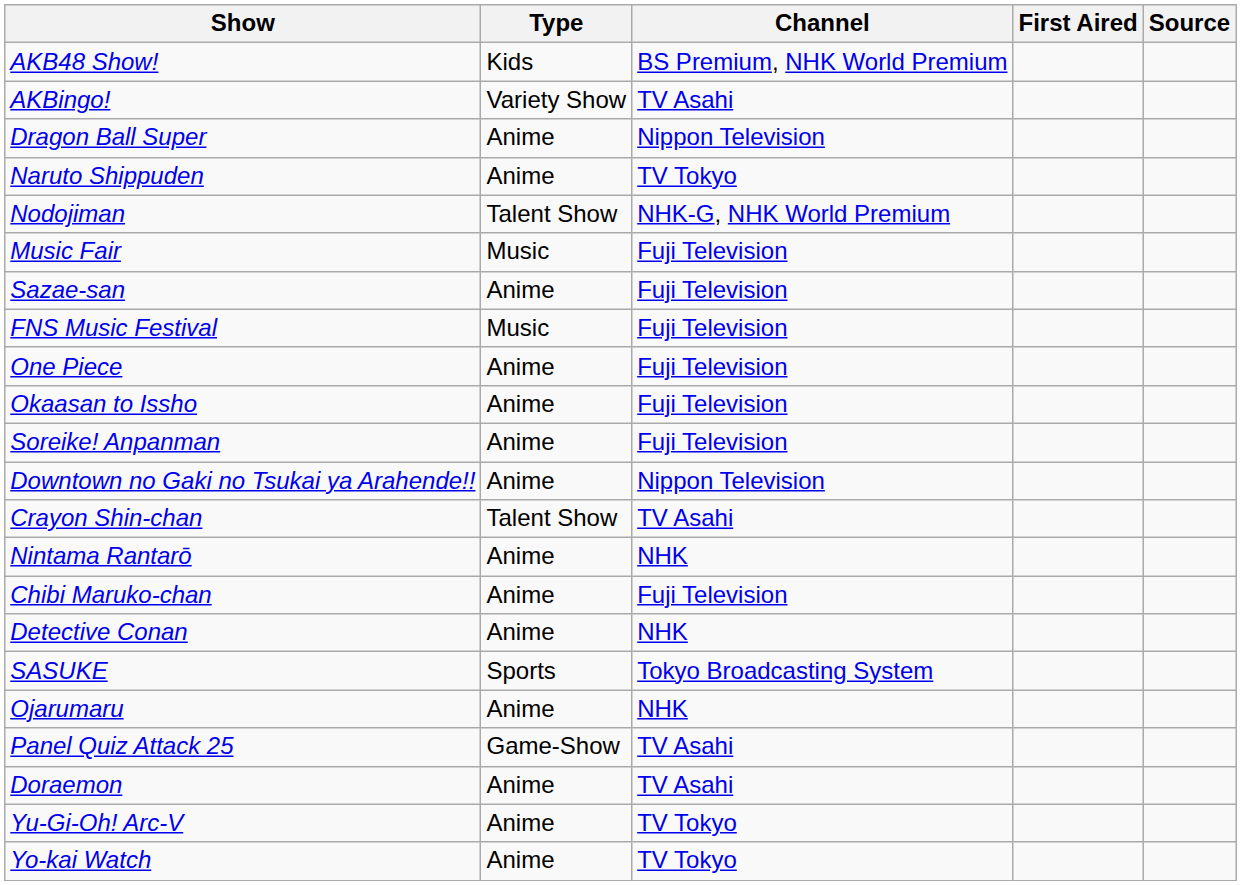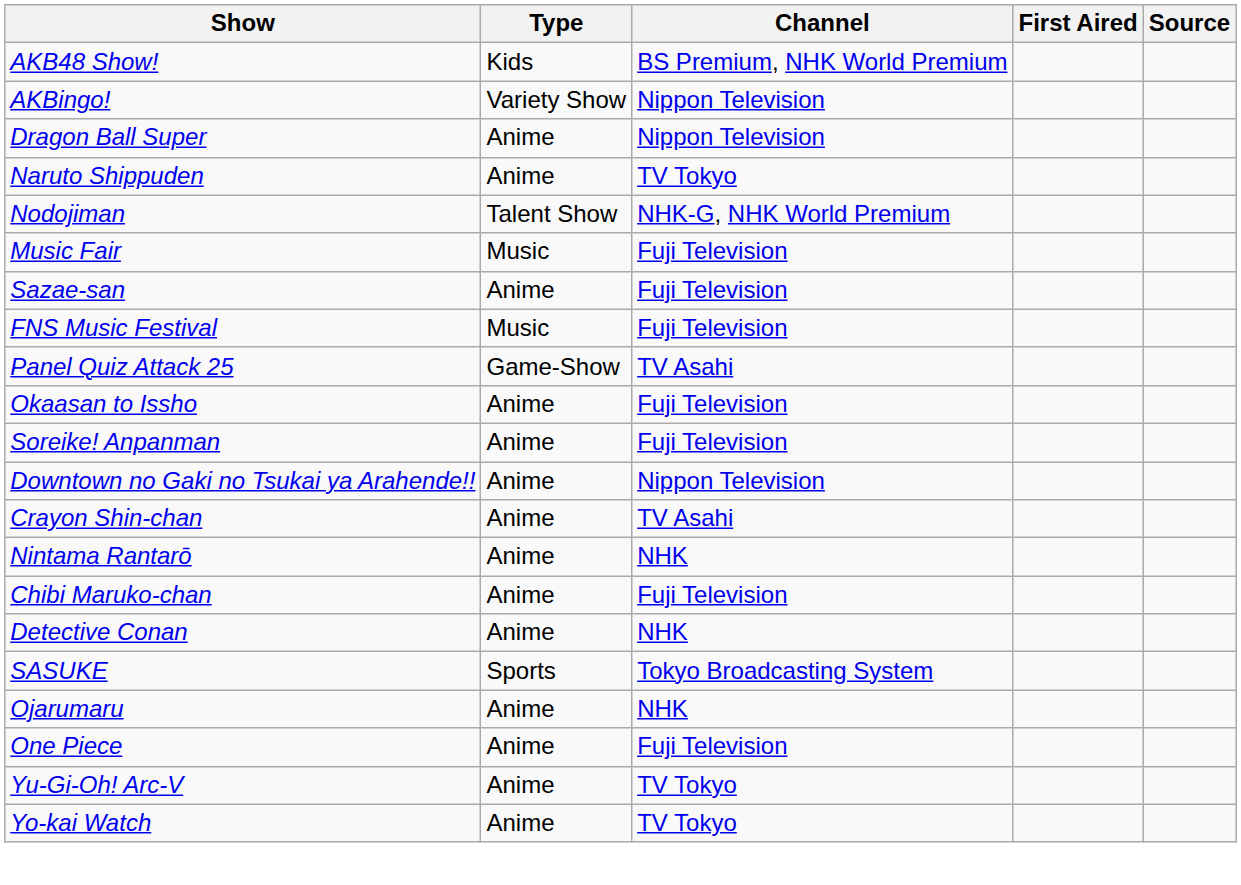(685, 99) TV Asahi -> (731, 99) Nippon Television
rows swapped: (122, 746) <-> (66, 366)
(552, 518) Talent Show -> (521, 518) Anime
- row: (66, 784)
